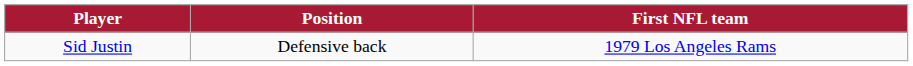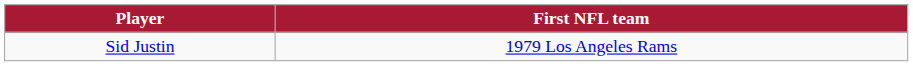- column: (332, 18)
